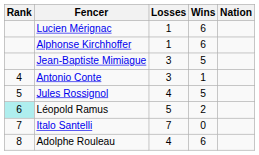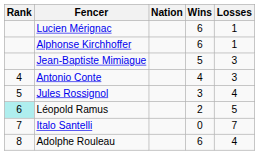columns swapped: (236, 12) <-> (169, 12)
(203, 77) 1 -> (200, 77) 4
(203, 93) 5 -> (200, 93) 3
